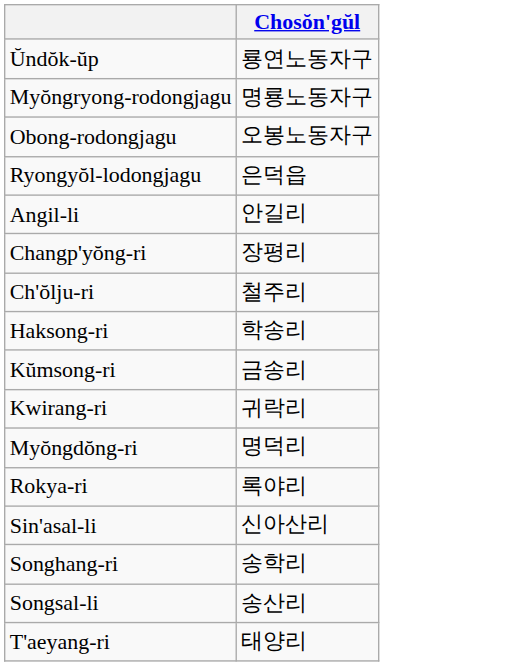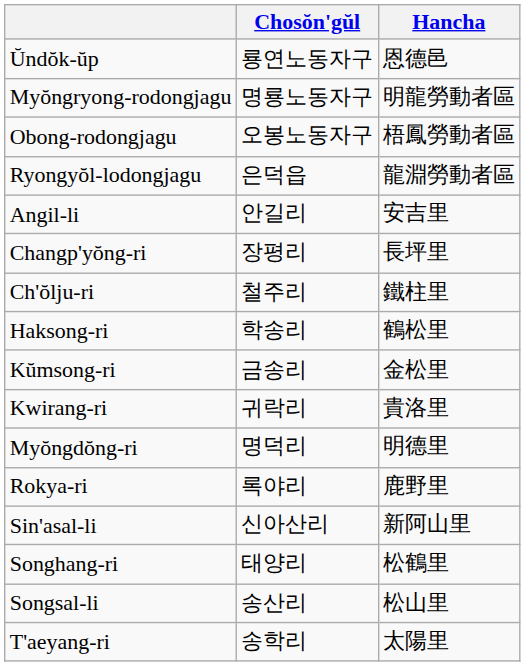+ column: (449, 21)
(274, 563) 송학리 -> (274, 563) 태양리
(274, 641) 태양리 -> (274, 641) 송학리
